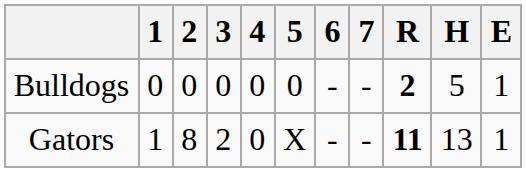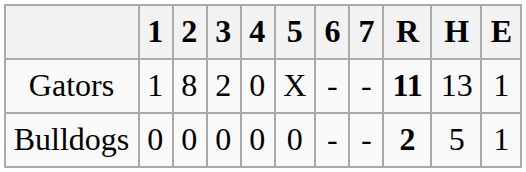rows swapped: (71, 85) <-> (71, 139)
